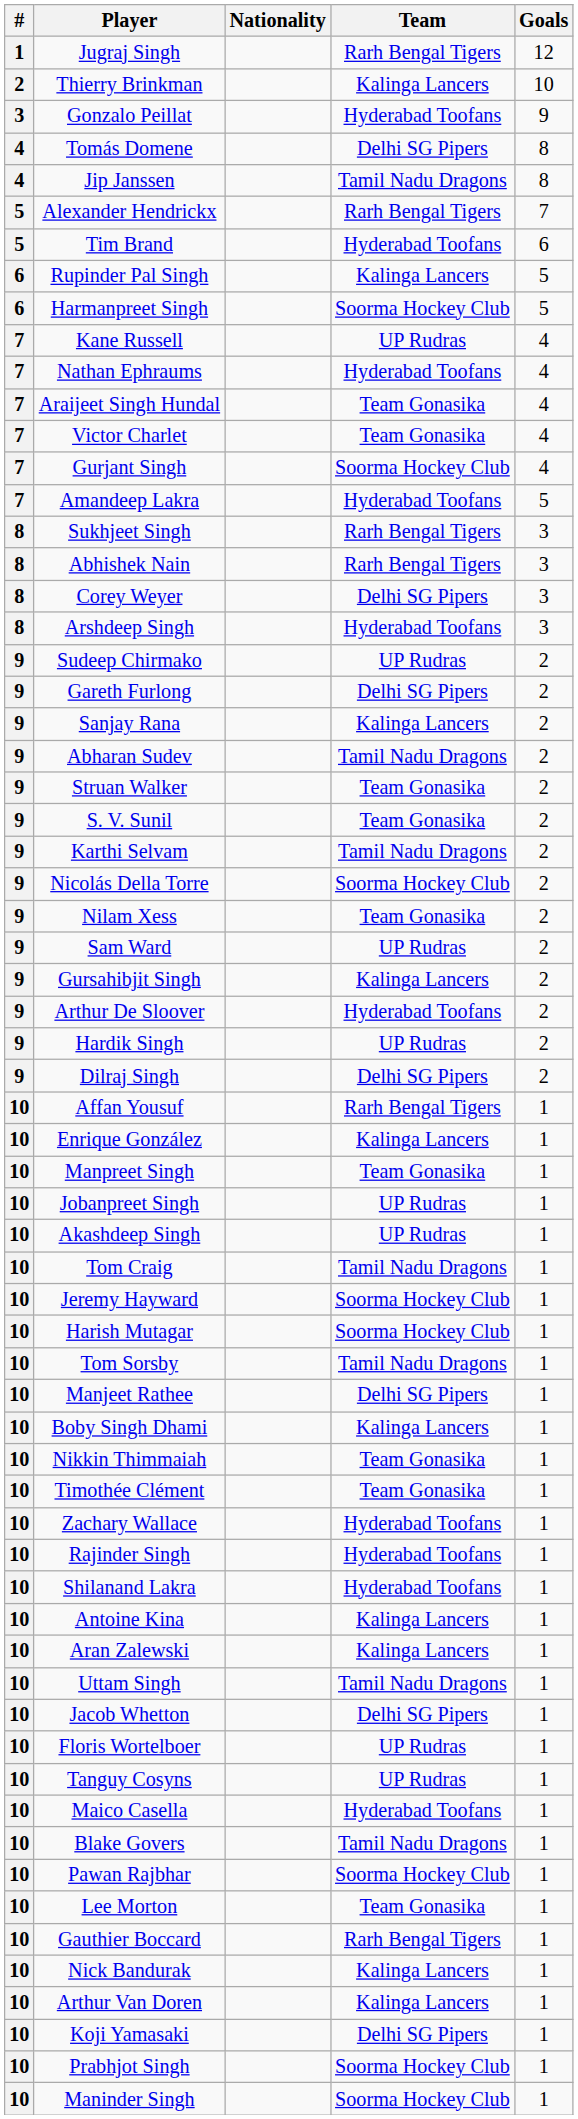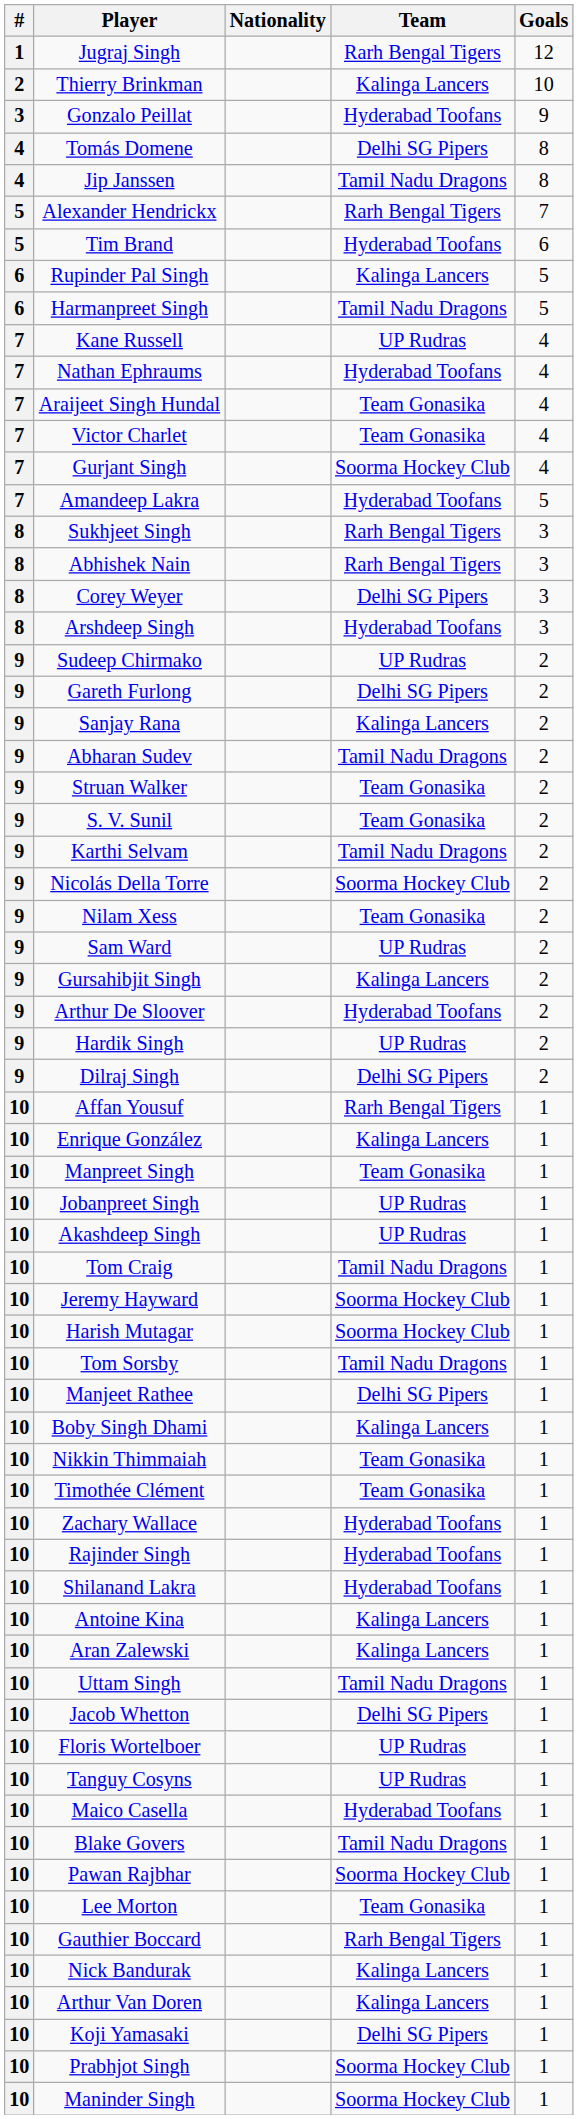(422, 308) Soorma Hockey Club -> (422, 308) Tamil Nadu Dragons
